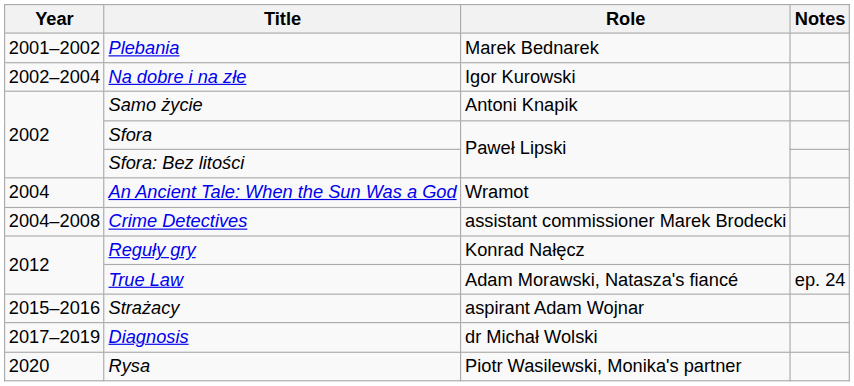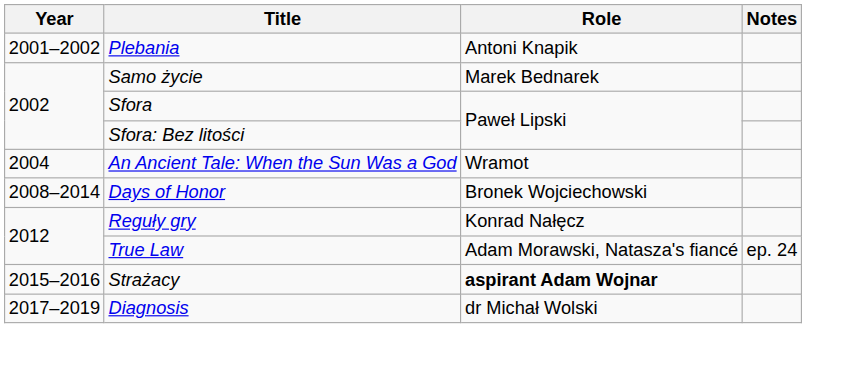(532, 47) Marek Bednarek -> (521, 47) Antoni Knapik
- row: (177, 76)
(521, 105) Antoni Knapik -> (532, 76) Marek Bednarek
- row: (178, 221)
+ row: (167, 192)
(555, 308) normal -> (561, 279) bold
- row: (129, 366)
